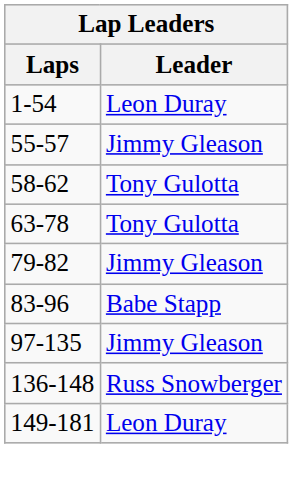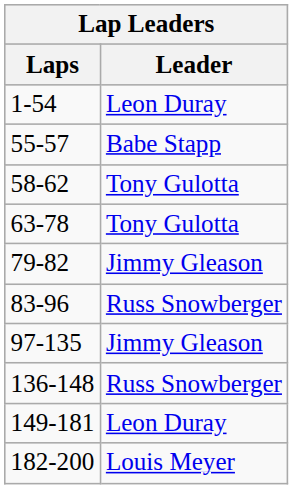(184, 143) Jimmy Gleason -> (163, 143) Babe Stapp
(163, 303) Babe Stapp -> (194, 303) Russ Snowberger
+ row: (52, 462)
